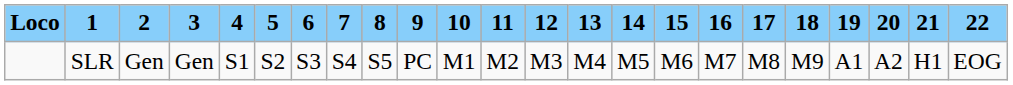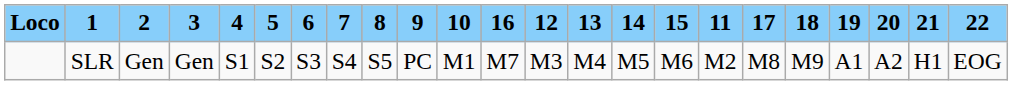columns swapped: (503, 23) <-> (720, 23)
